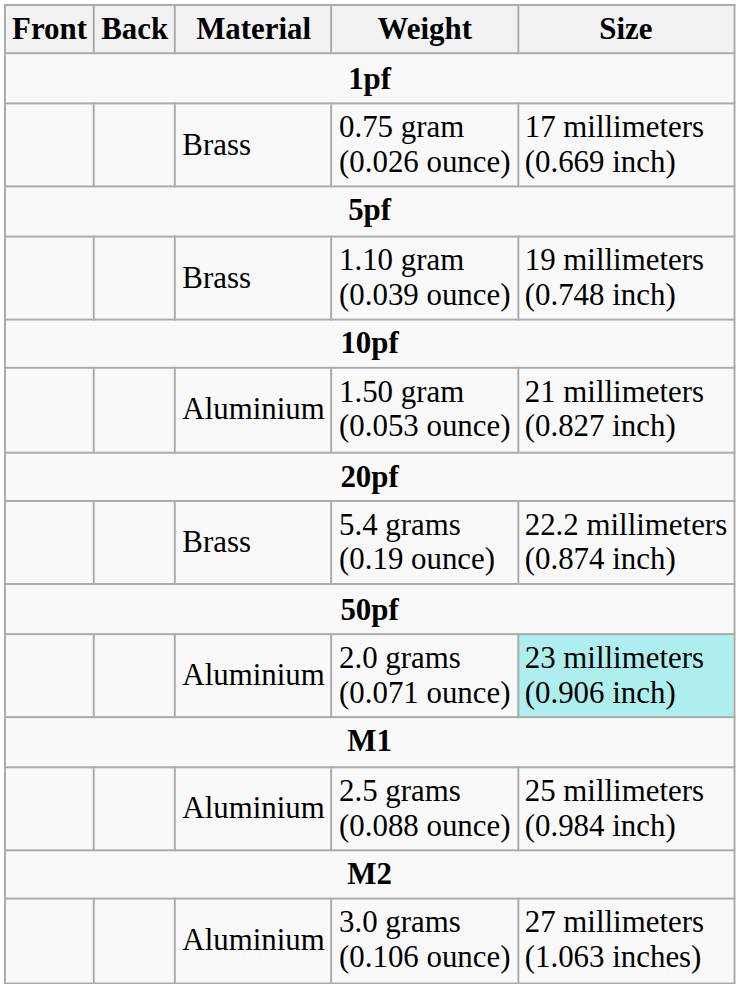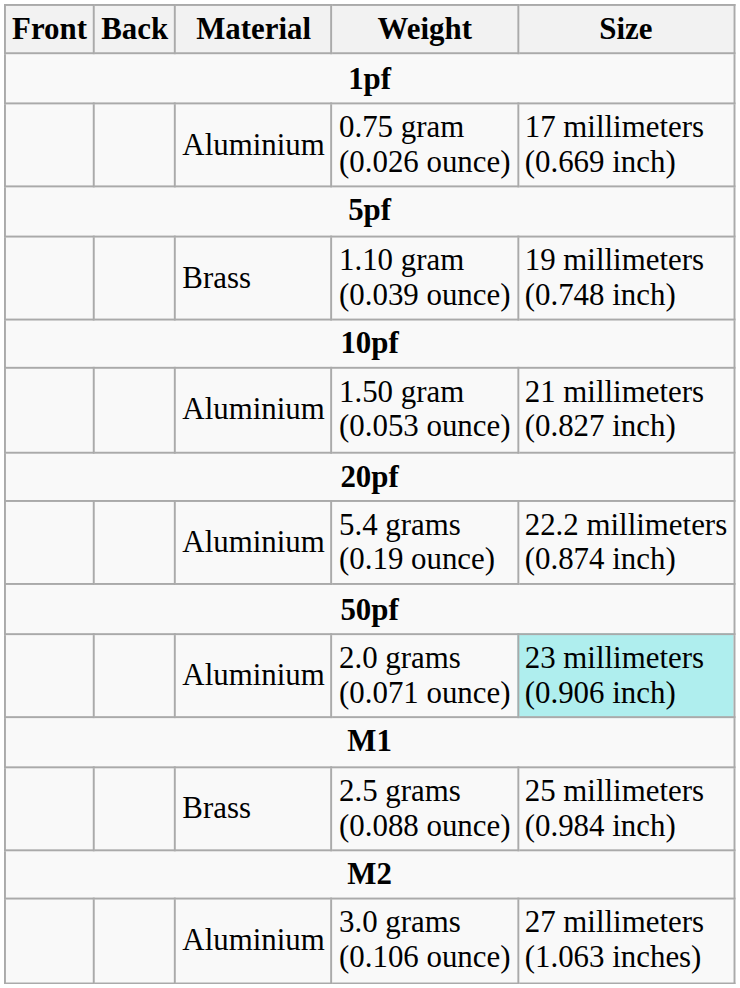(217, 144) Brass -> (254, 144) Aluminium
(217, 542) Brass -> (254, 542) Aluminium
(254, 807) Aluminium -> (217, 807) Brass
